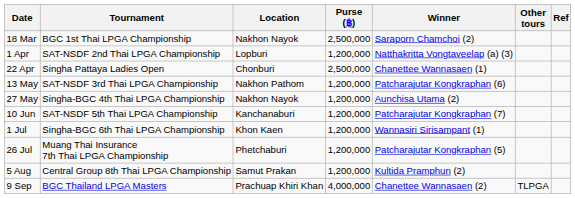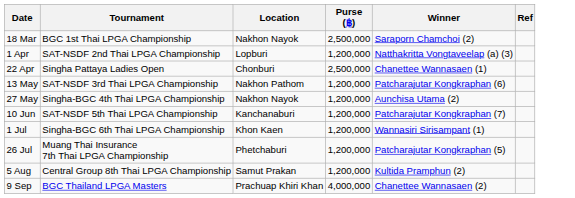- column: (533, 18)
